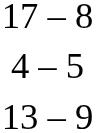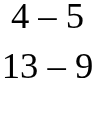- row: (48, 15)
